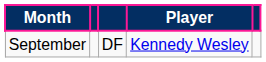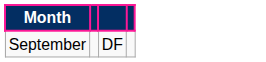- column: (189, 18)
